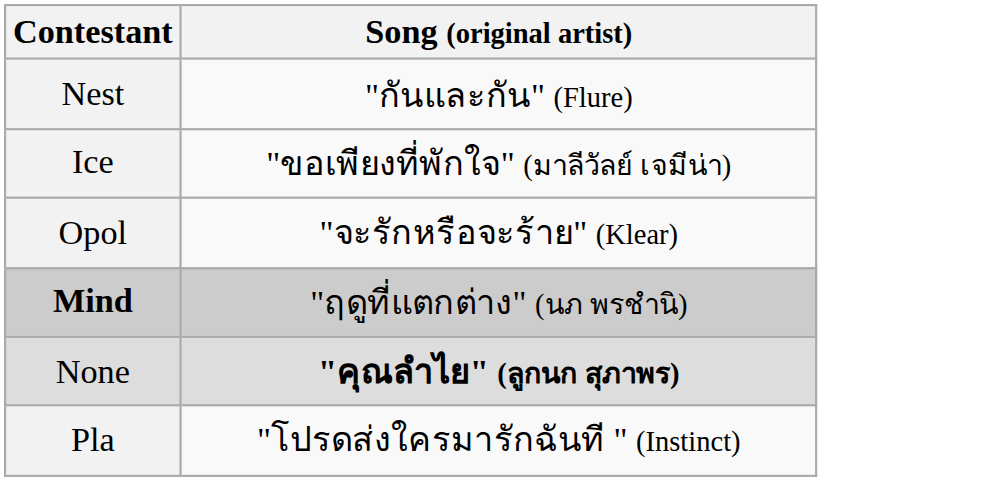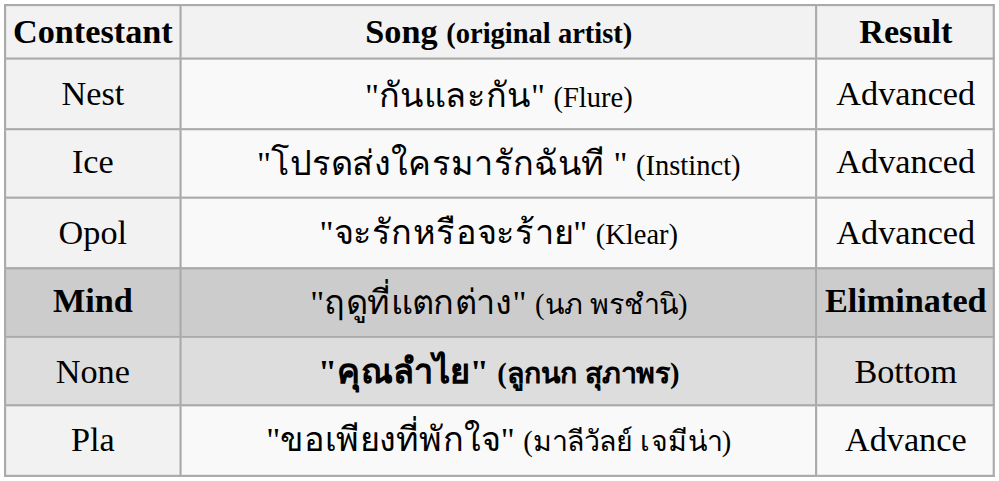+ column: (906, 31)
(499, 163) "ขอเพียงที่พักใจ" (มาลีวัลย์ เจมีน่า) -> (499, 163) "โปรดส่งใครมารักฉันที " (Instinct)
(499, 440) "โปรดส่งใครมารักฉันที " (Instinct) -> (499, 440) "ขอเพียงที่พักใจ" (มาลีวัลย์ เจมีน่า)
